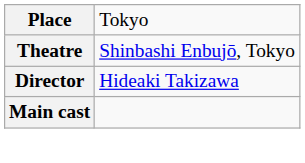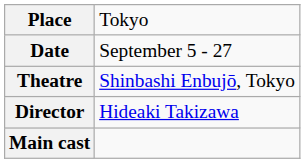+ row: (50, 50)
